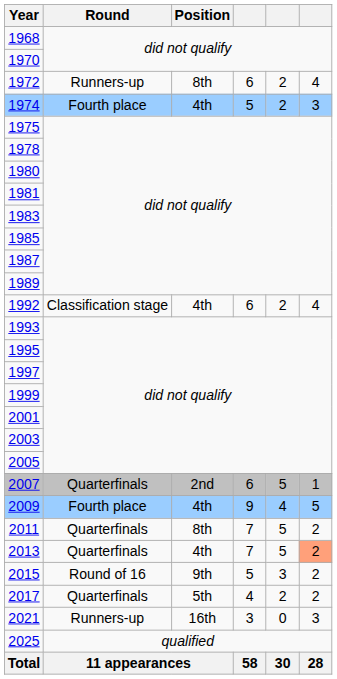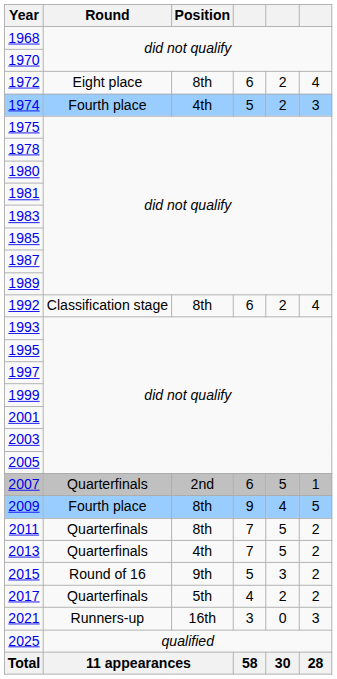(107, 82) Runners-up -> (107, 82) Eight place
(202, 305) 4th -> (202, 305) 8th
(202, 506) 4th -> (202, 506) 8th
(316, 551) lightsalmon background -> (316, 551) no background
